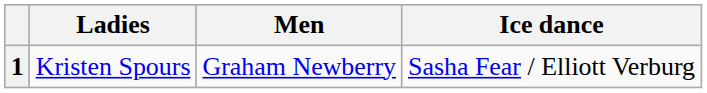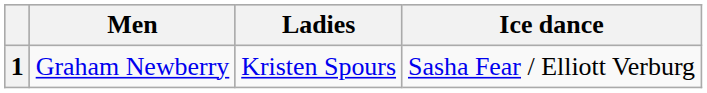columns swapped: (299, 25) <-> (113, 25)
